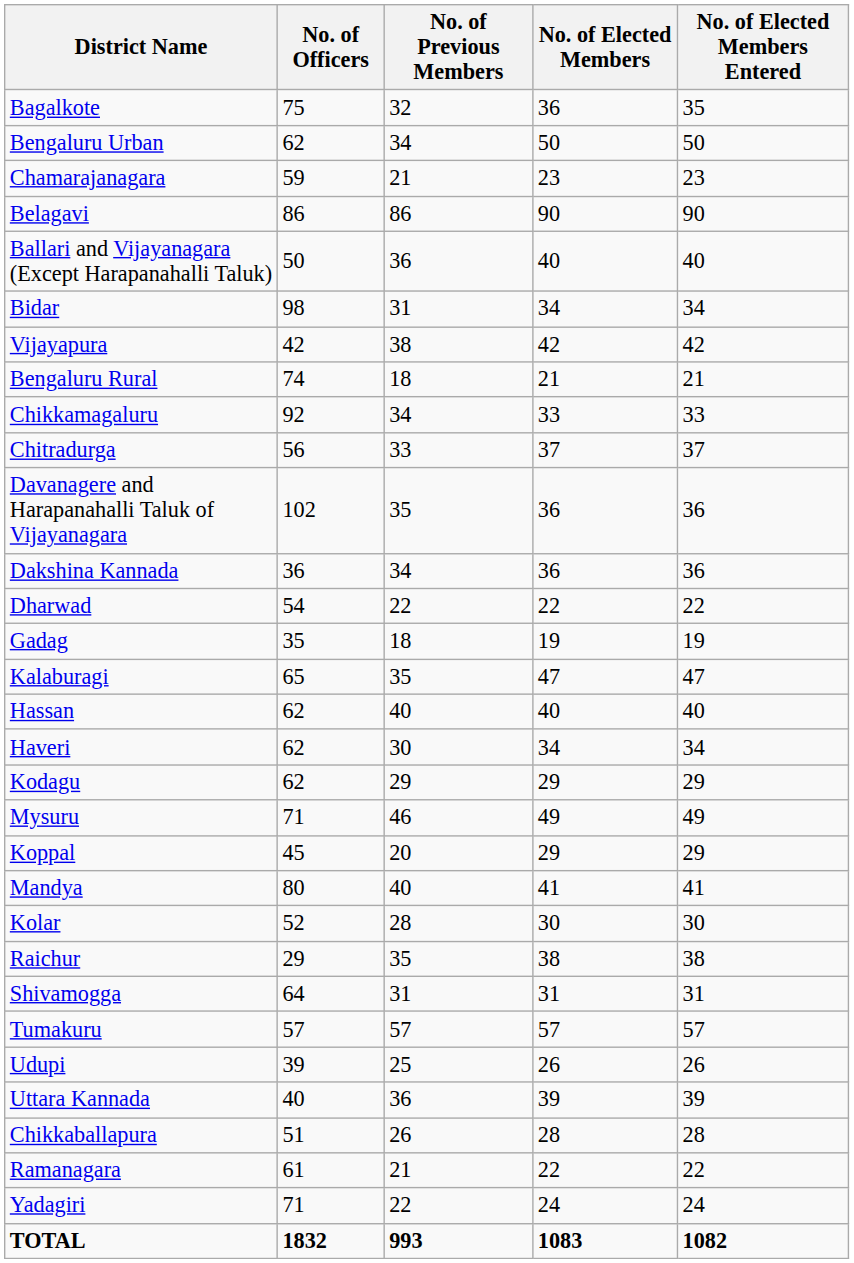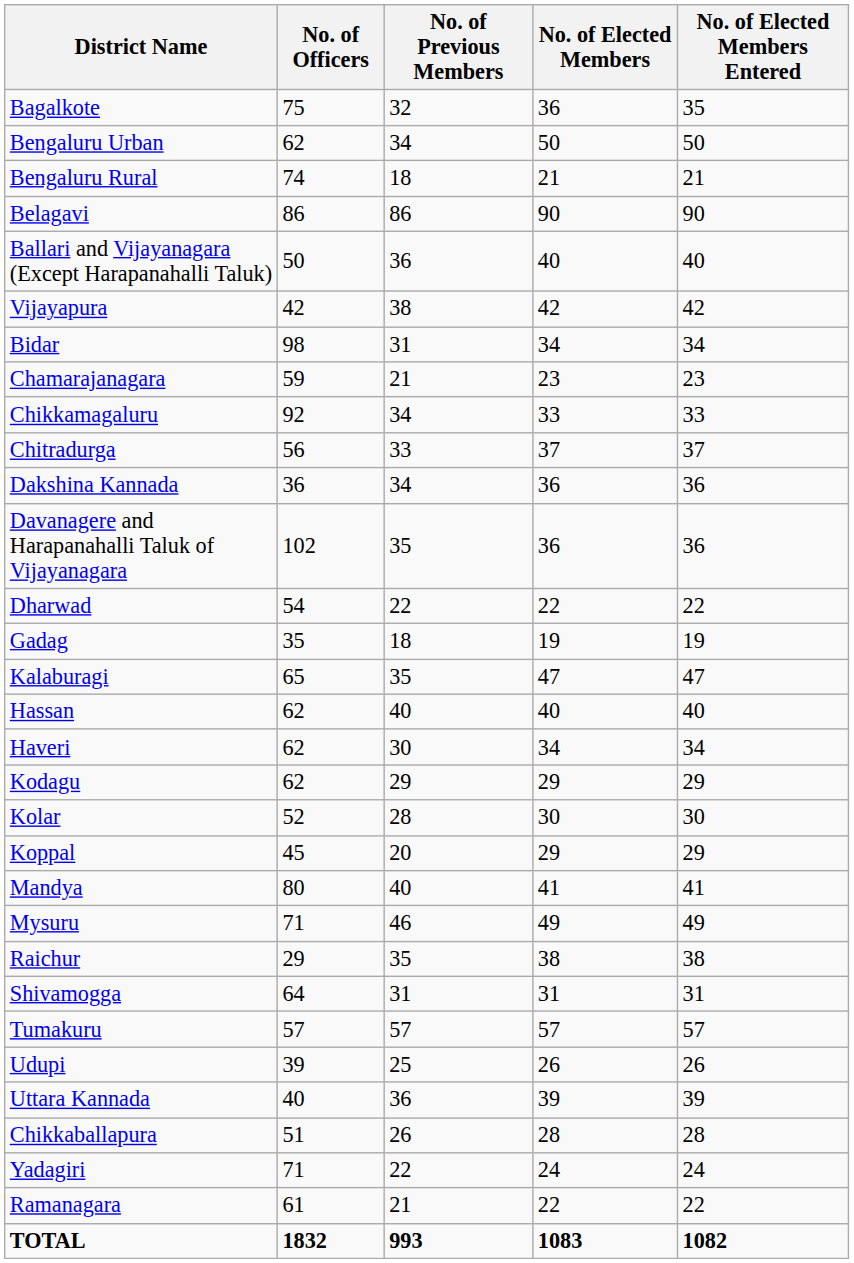rows swapped: (84, 379) <-> (88, 177)
rows swapped: (35, 308) <-> (59, 344)
rows swapped: (94, 570) <-> (112, 510)
rows swapped: (35, 923) <-> (44, 817)
rows swapped: (65, 1170) <-> (48, 1205)
